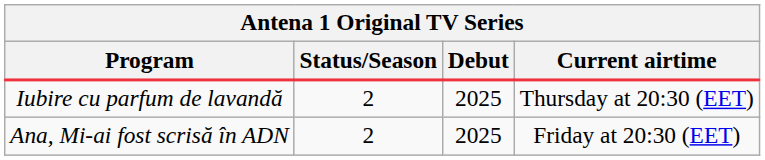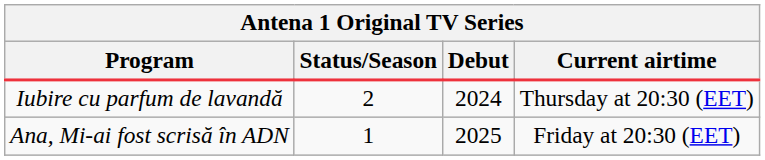(478, 98) 2025 -> (478, 98) 2024
(368, 135) 2 -> (368, 135) 1
